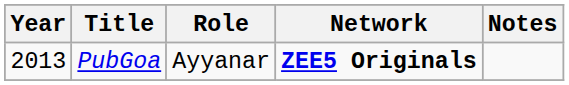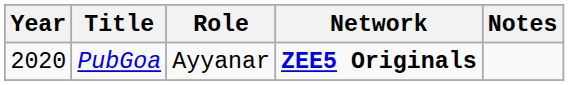(38, 62) 2013 -> (38, 62) 2020
